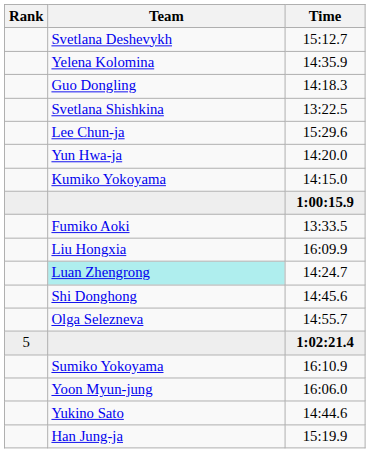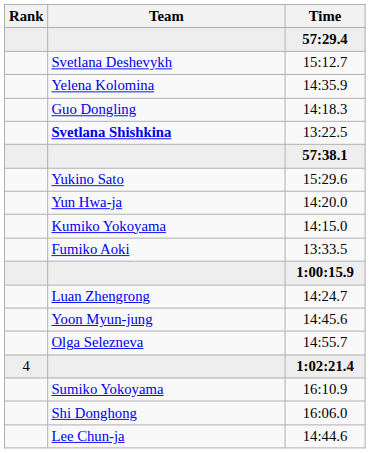+ row: (325, 39)
(108, 109) normal -> (111, 132) bold
+ row: (325, 156)
(88, 132) Lee Chun-ja -> (88, 179) Yukino Sato
rows swapped: (325, 226) <-> (325, 202)
- row: (325, 249)
(101, 272) paleturquoise background -> (101, 296) no background
(94, 296) Shi Donghong -> (102, 319) Yoon Myun-jung
(26, 343) 5 -> (26, 366) 4
(102, 389) Yoon Myun-jung -> (94, 413) Shi Donghong
(88, 413) Yukino Sato -> (88, 436) Lee Chun-ja
- row: (325, 436)
